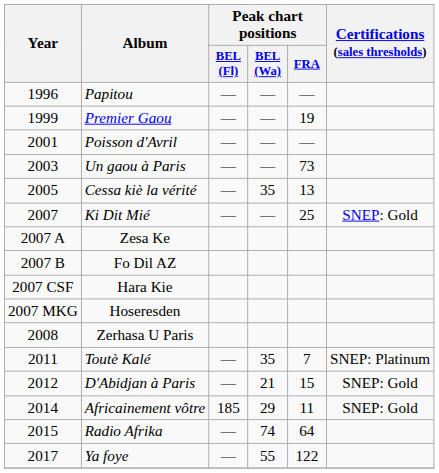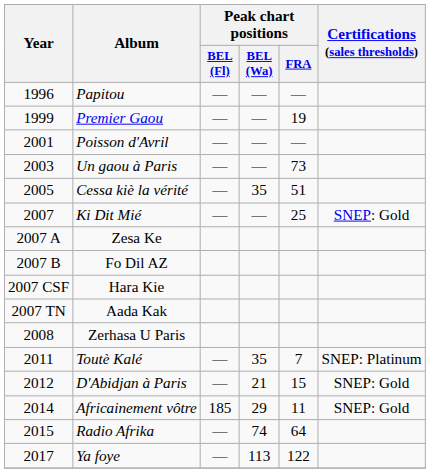(307, 190) 13 -> (298, 190) 51
+ row: (137, 311)
- row: (145, 311)
(268, 455) 55 -> (259, 455) 113
